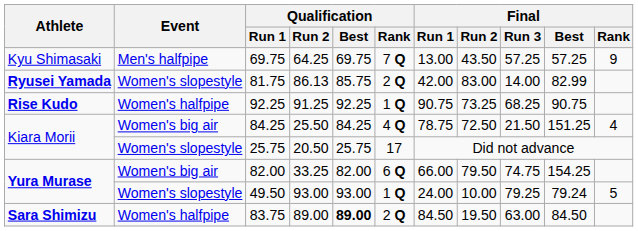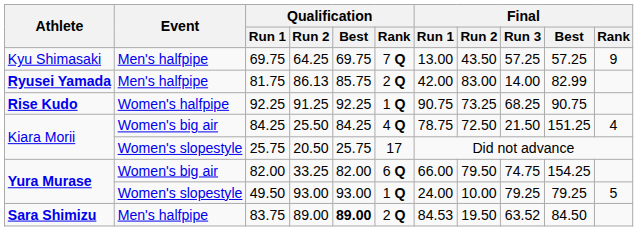(180, 82) Women's slopestyle -> (163, 82) Men's halfpipe
(569, 193) 79.24 -> (569, 193) 79.25
(173, 215) Women's halfpipe -> (163, 215) Men's halfpipe
(435, 215) 84.50 -> (435, 215) 84.53
(522, 215) 63.00 -> (522, 215) 63.52
